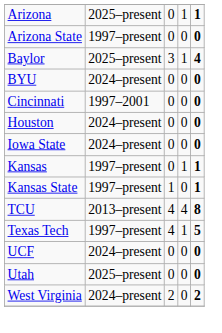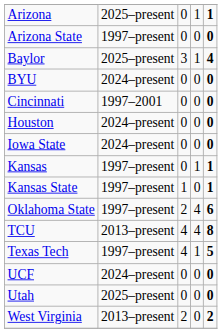+ row: (51, 209)
(125, 295) 2024–present -> (138, 317) 2013–present
